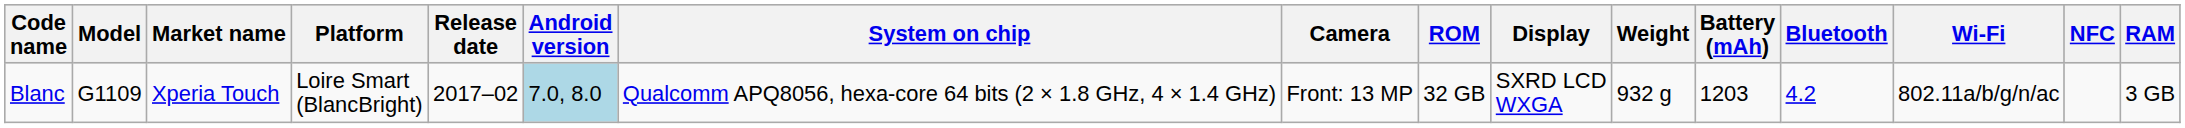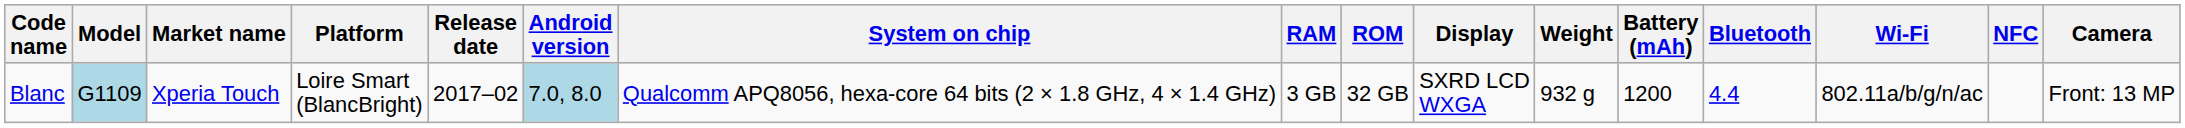columns swapped: (2150, 34) <-> (1350, 34)
(110, 92) no background -> (110, 92) lightblue background
(1724, 92) 1203 -> (1647, 92) 1200
(1801, 92) 4.2 -> (1724, 92) 4.4
